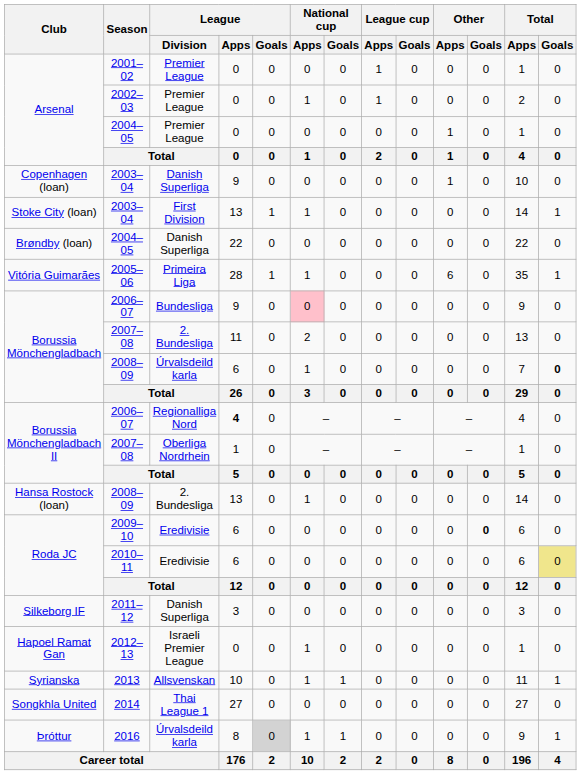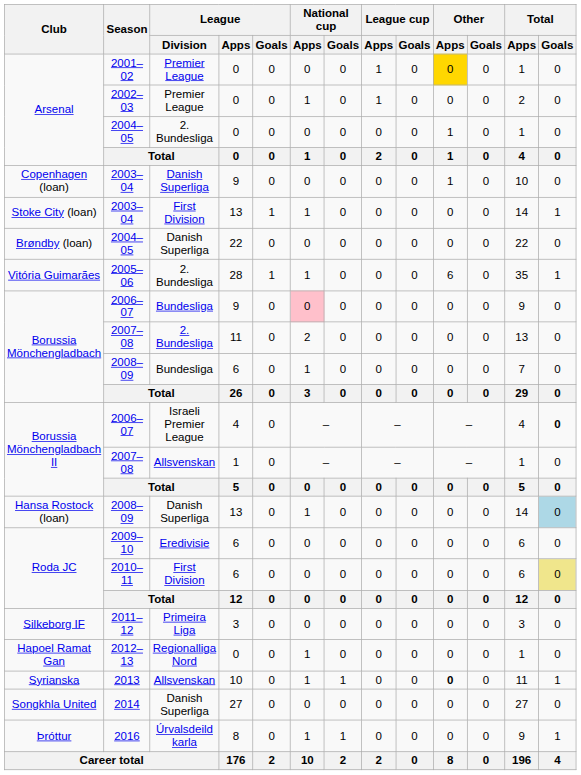(450, 69) no background -> (450, 69) gold background
(184, 132) Premier League -> (184, 132) 2. Bundesliga
(184, 275) Primeira Liga -> (184, 275) 2. Bundesliga
(184, 368) Úrvalsdeild karla -> (184, 368) Bundesliga
(557, 368) bold -> (557, 368) normal
(184, 418) Regionalliga Nord -> (184, 424) Israeli Premier League
(236, 418) bold -> (236, 424) normal
(557, 418) normal -> (557, 424) bold
(184, 449) Oberliga Nordrhein -> (184, 462) Allsvenskan
(184, 499) 2. Bundesliga -> (184, 512) Danish Superliga
(557, 499) no background -> (557, 512) lightblue background
(486, 530) bold -> (486, 543) normal
(184, 561) Eredivisie -> (184, 574) First Division
(184, 611) Danish Superliga -> (184, 624) Primeira Liga
(184, 648) Israeli Premier League -> (184, 655) Regionalliga Nord
(450, 680) normal -> (450, 680) bold
(184, 704) Thai League 1 -> (184, 704) Danish Superliga
(272, 736) lightgrey background -> (272, 736) no background
